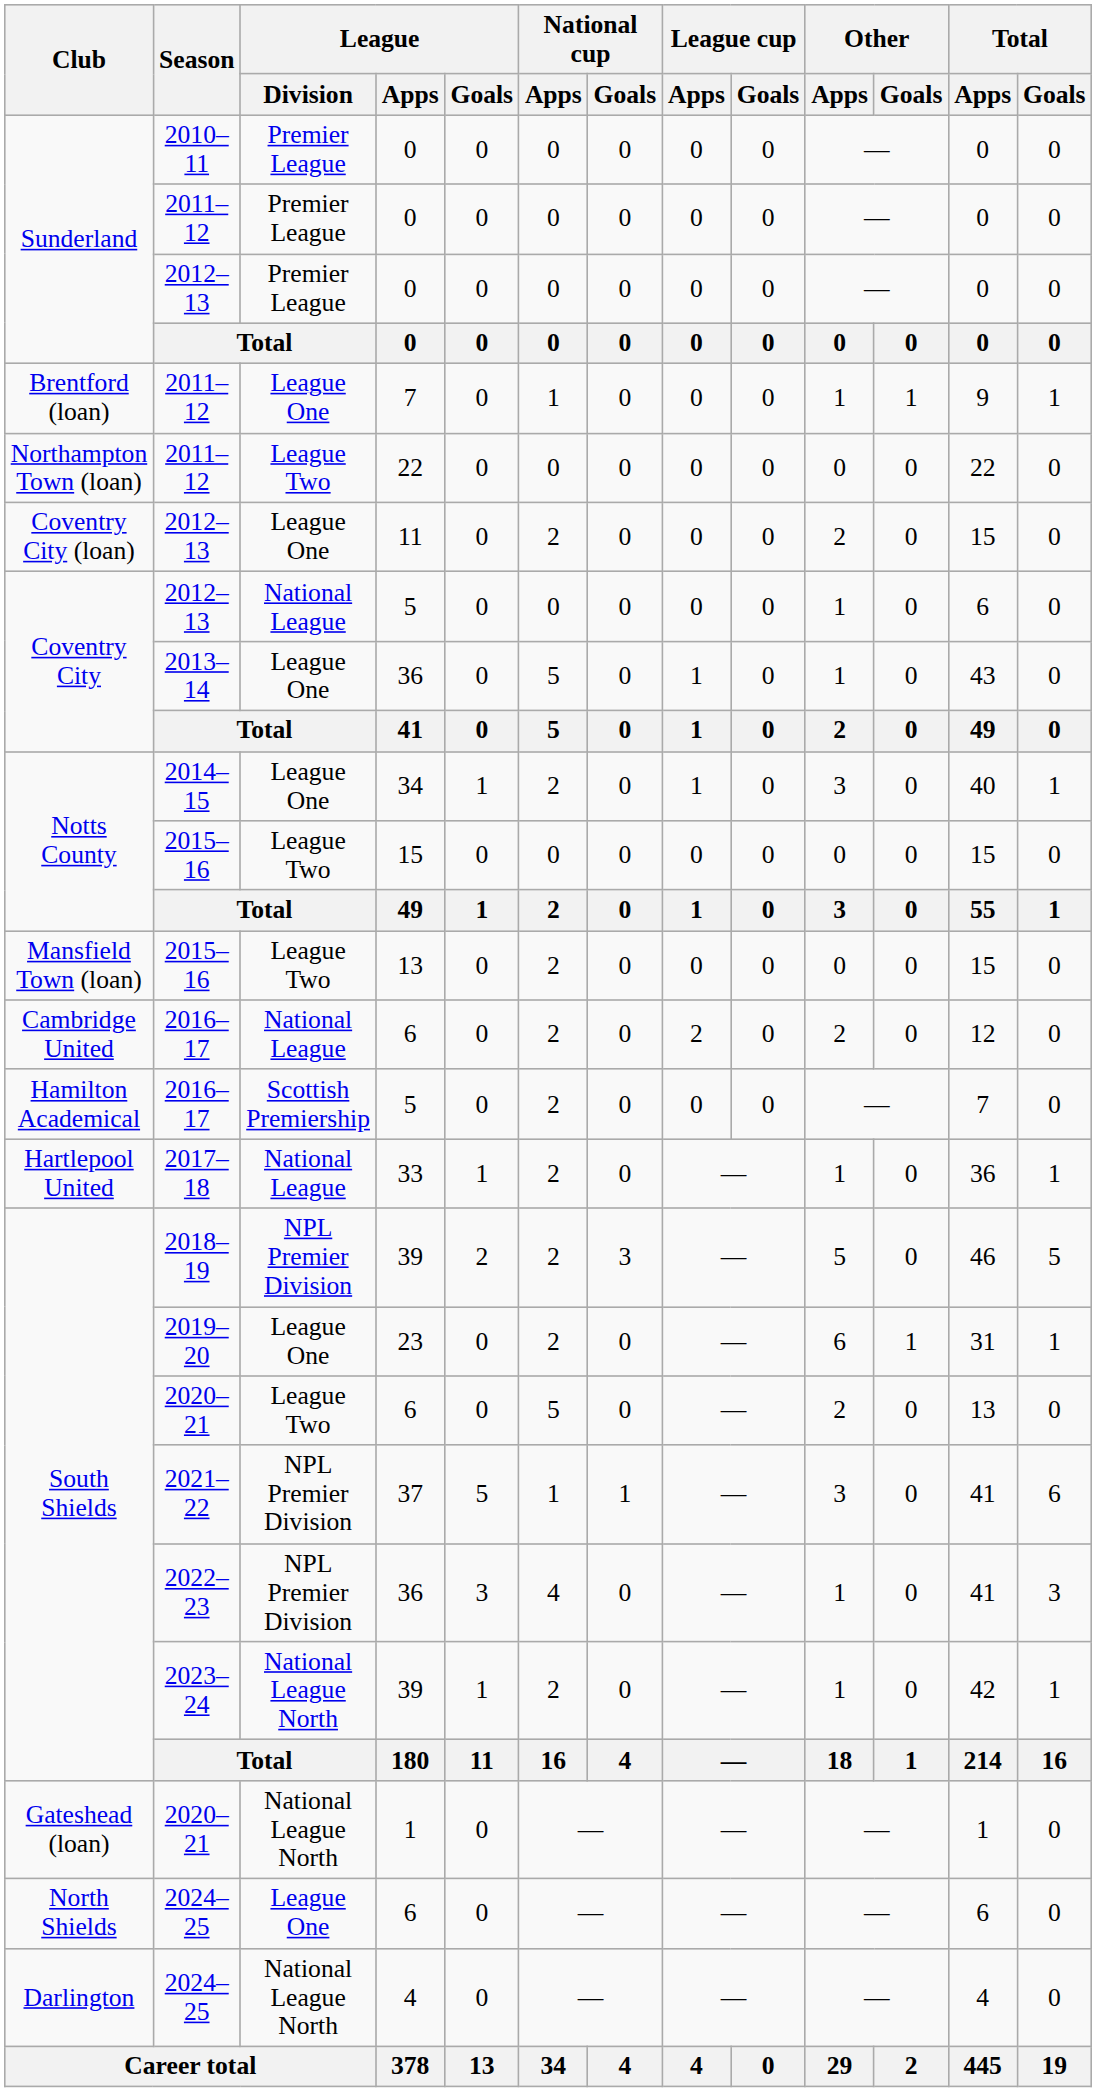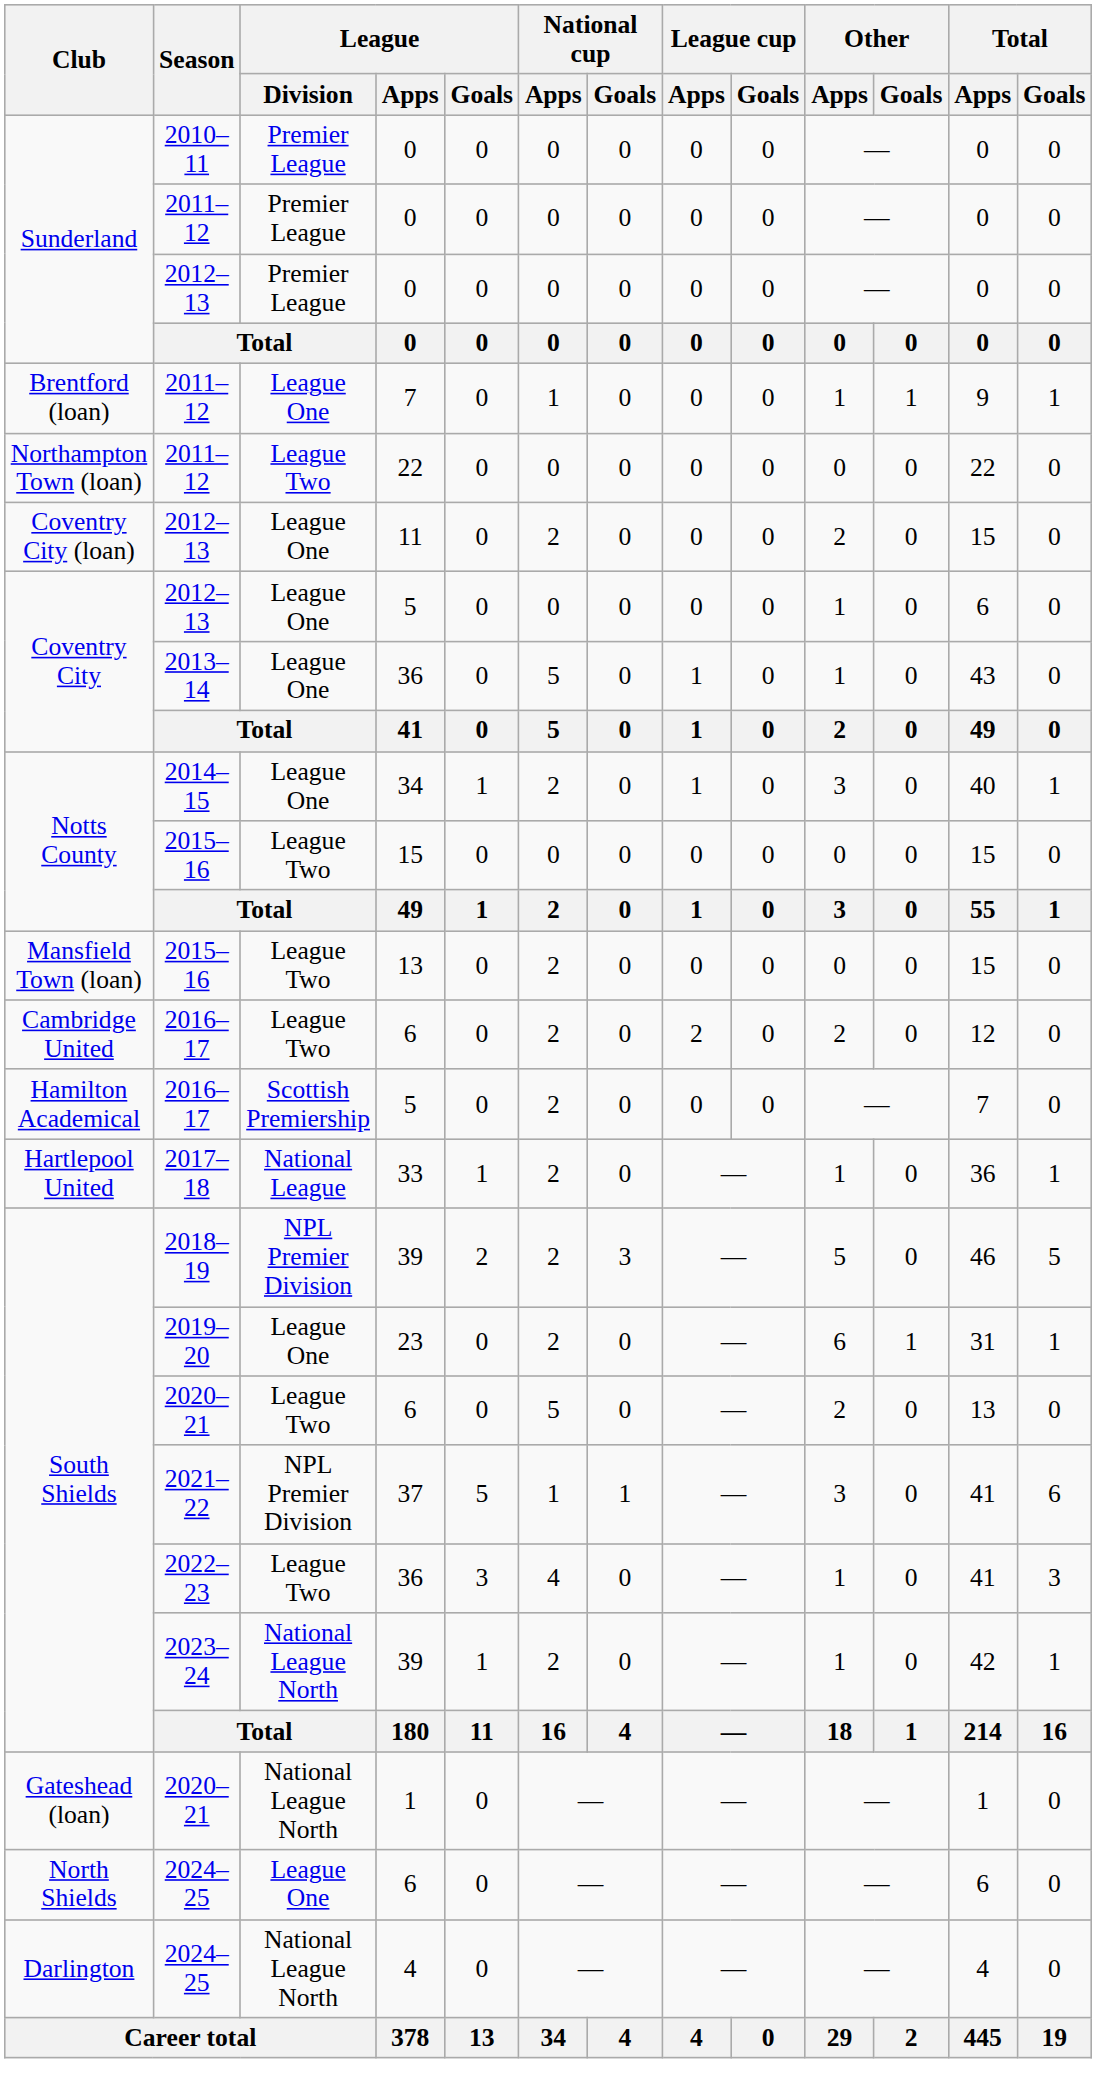(308, 606) National League -> (308, 606) League One
(308, 1034) National League -> (308, 1034) League Two
(308, 1592) NPL Premier Division -> (308, 1577) League Two
